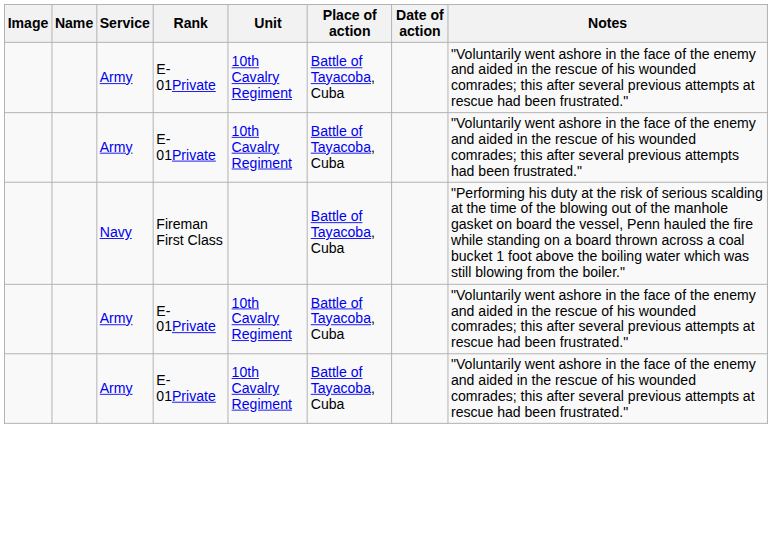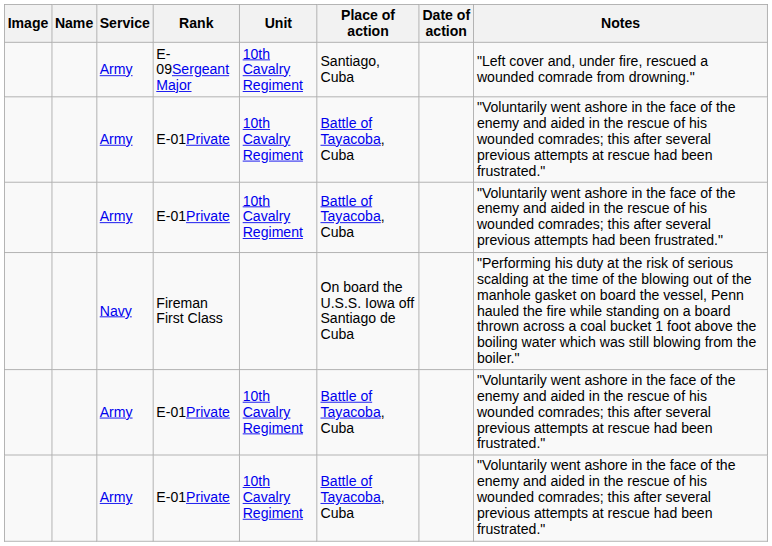+ row: (116, 69)
(343, 233) Battle of Tayacoba, Cuba -> (367, 310) On board the U.S.S. Iowa off Santiago de Cuba
